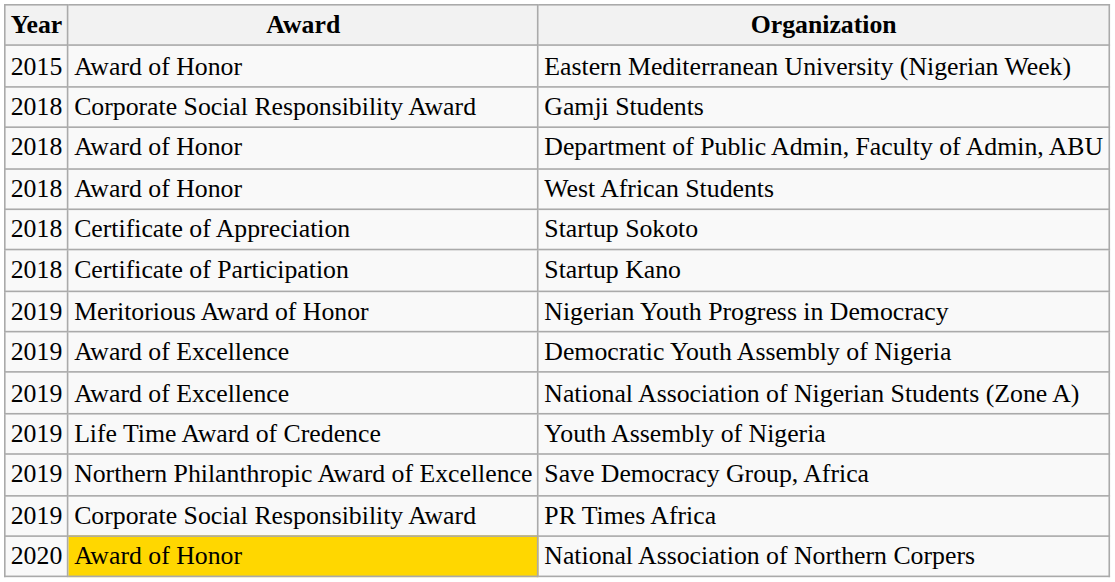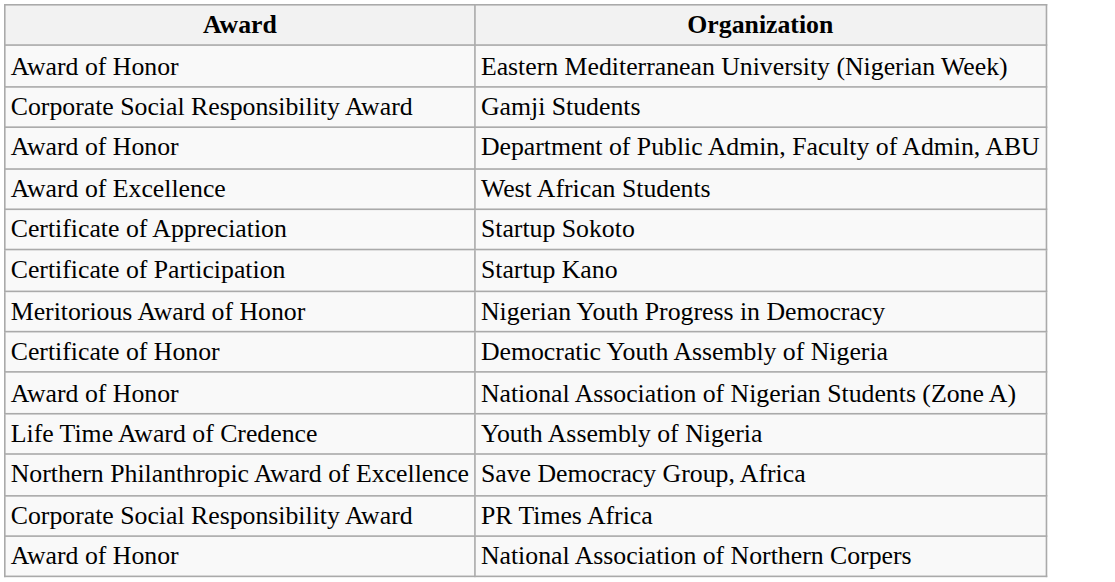- column: (36, 24)
(158, 188) Award of Honor -> (118, 188) Award of Excellence
(182, 351) Award of Excellence -> (115, 351) Certificate of Honor
(182, 392) Award of Excellence -> (95, 392) Award of Honor
(158, 556) gold background -> (95, 556) no background
